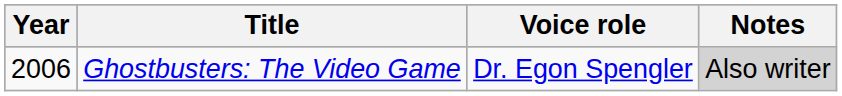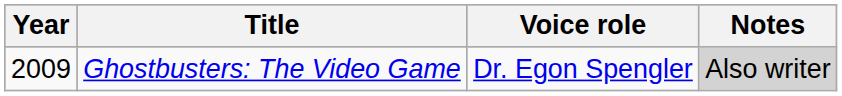(41, 68) 2006 -> (41, 68) 2009
